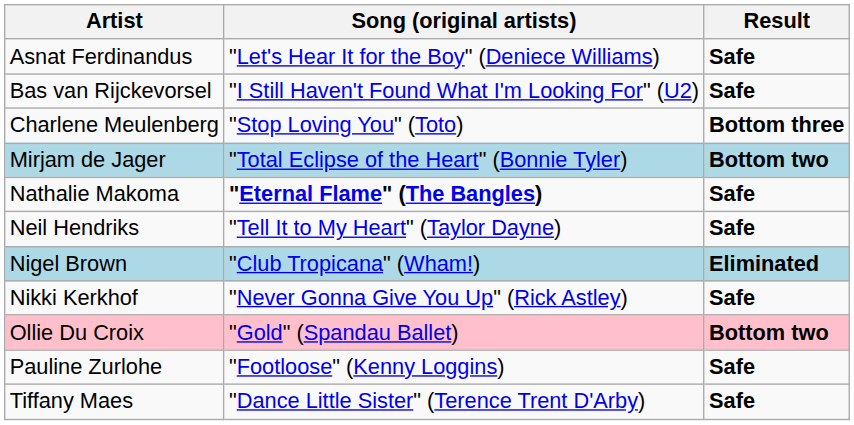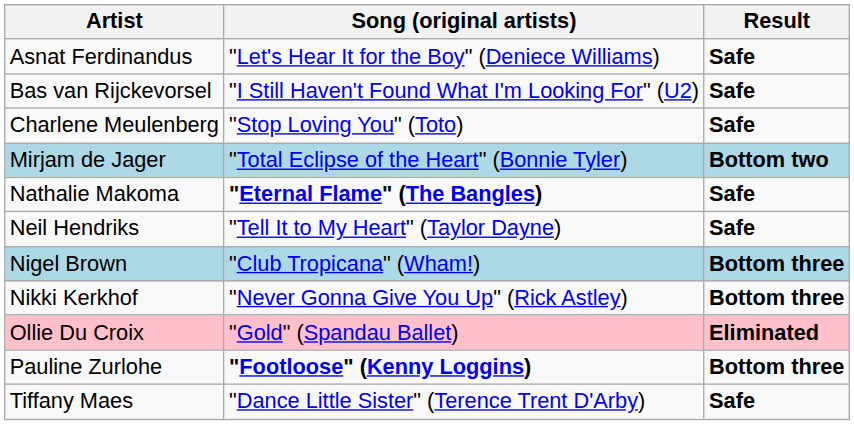(777, 125) Bottom three -> (732, 125) Safe
(764, 263) Eliminated -> (777, 263) Bottom three
(732, 297) Safe -> (777, 297) Bottom three
(769, 332) Bottom two -> (764, 332) Eliminated
(367, 366) normal -> (380, 366) bold
(732, 366) Safe -> (777, 366) Bottom three
